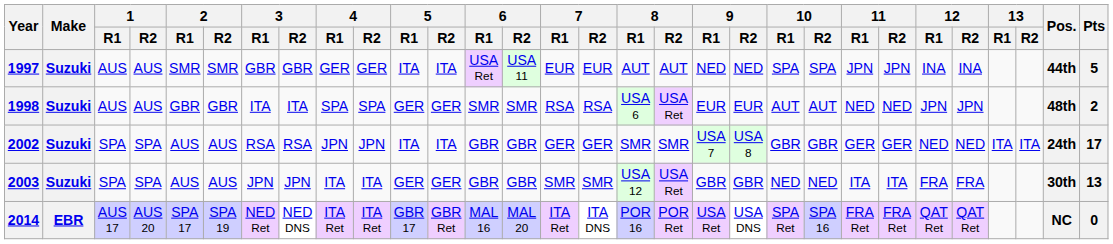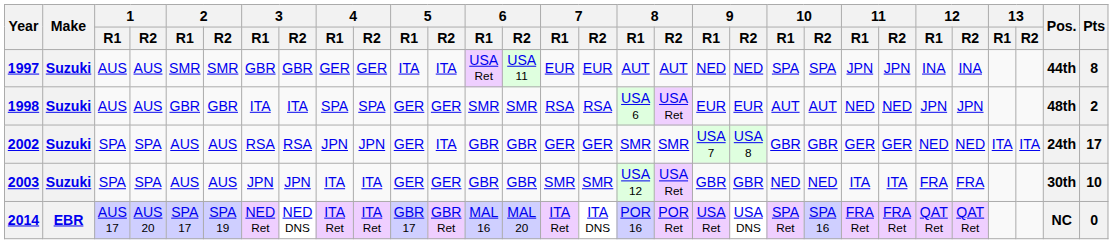(1094, 68) 5 -> (1094, 68) 8
(409, 144) ITA -> (409, 144) GER
(1094, 182) 13 -> (1094, 182) 10
